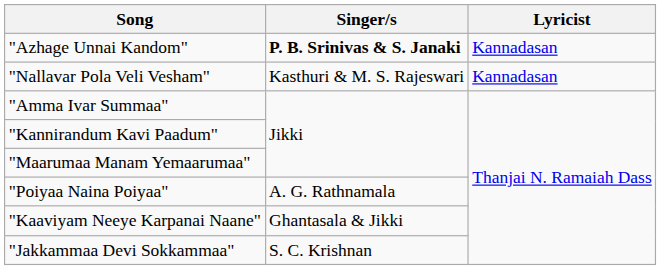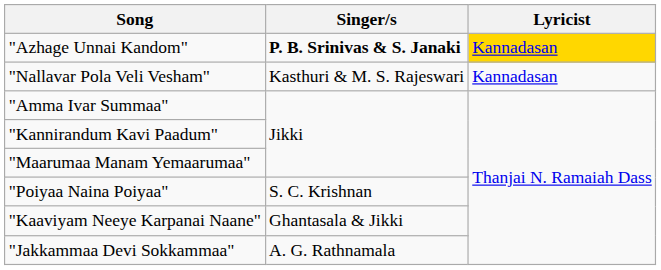(515, 47) no background -> (515, 47) gold background
(332, 192) A. G. Rathnamala -> (321, 192) S. C. Krishnan
(321, 249) S. C. Krishnan -> (332, 249) A. G. Rathnamala
